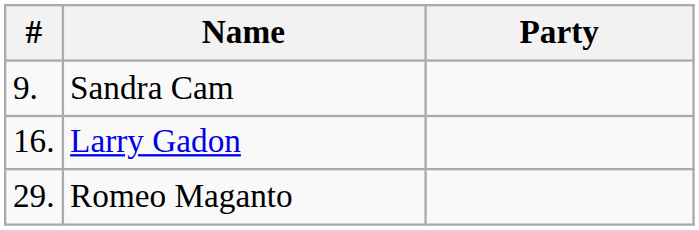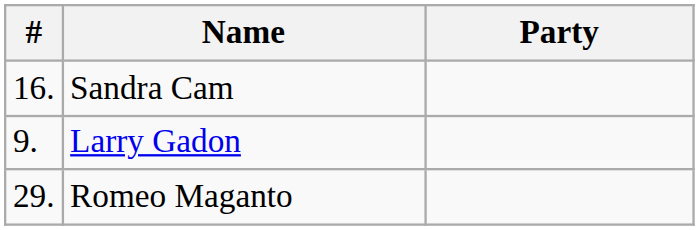(25, 87) 9. -> (34, 87) 16.
(34, 142) 16. -> (25, 142) 9.
